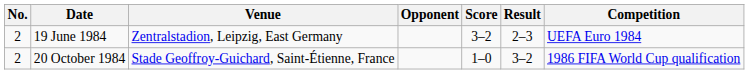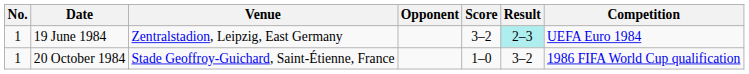(18, 36) 2 -> (18, 36) 1
(522, 36) no background -> (522, 36) paleturquoise background
(18, 58) 2 -> (18, 58) 1
